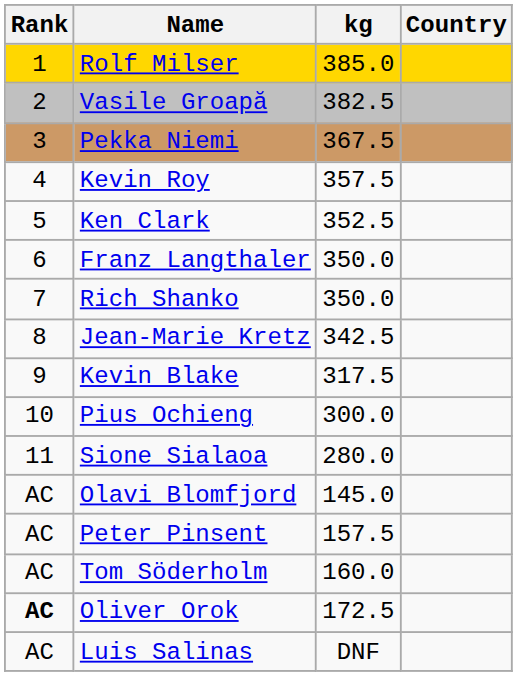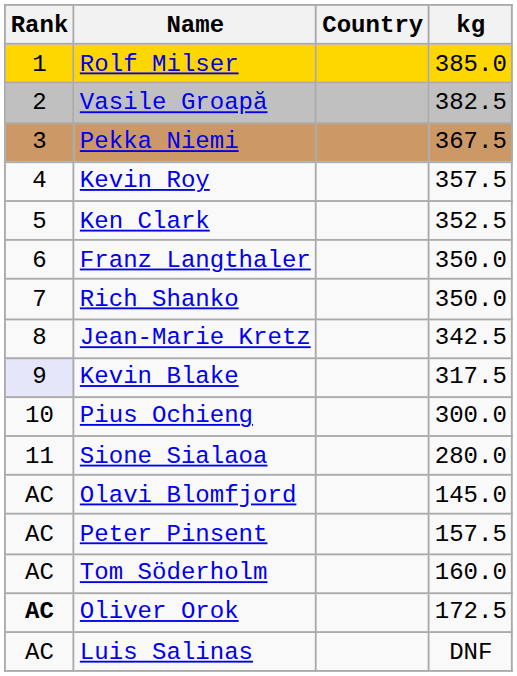columns swapped: (456, 25) <-> (358, 25)
(40, 377) no background -> (40, 377) lavender background
